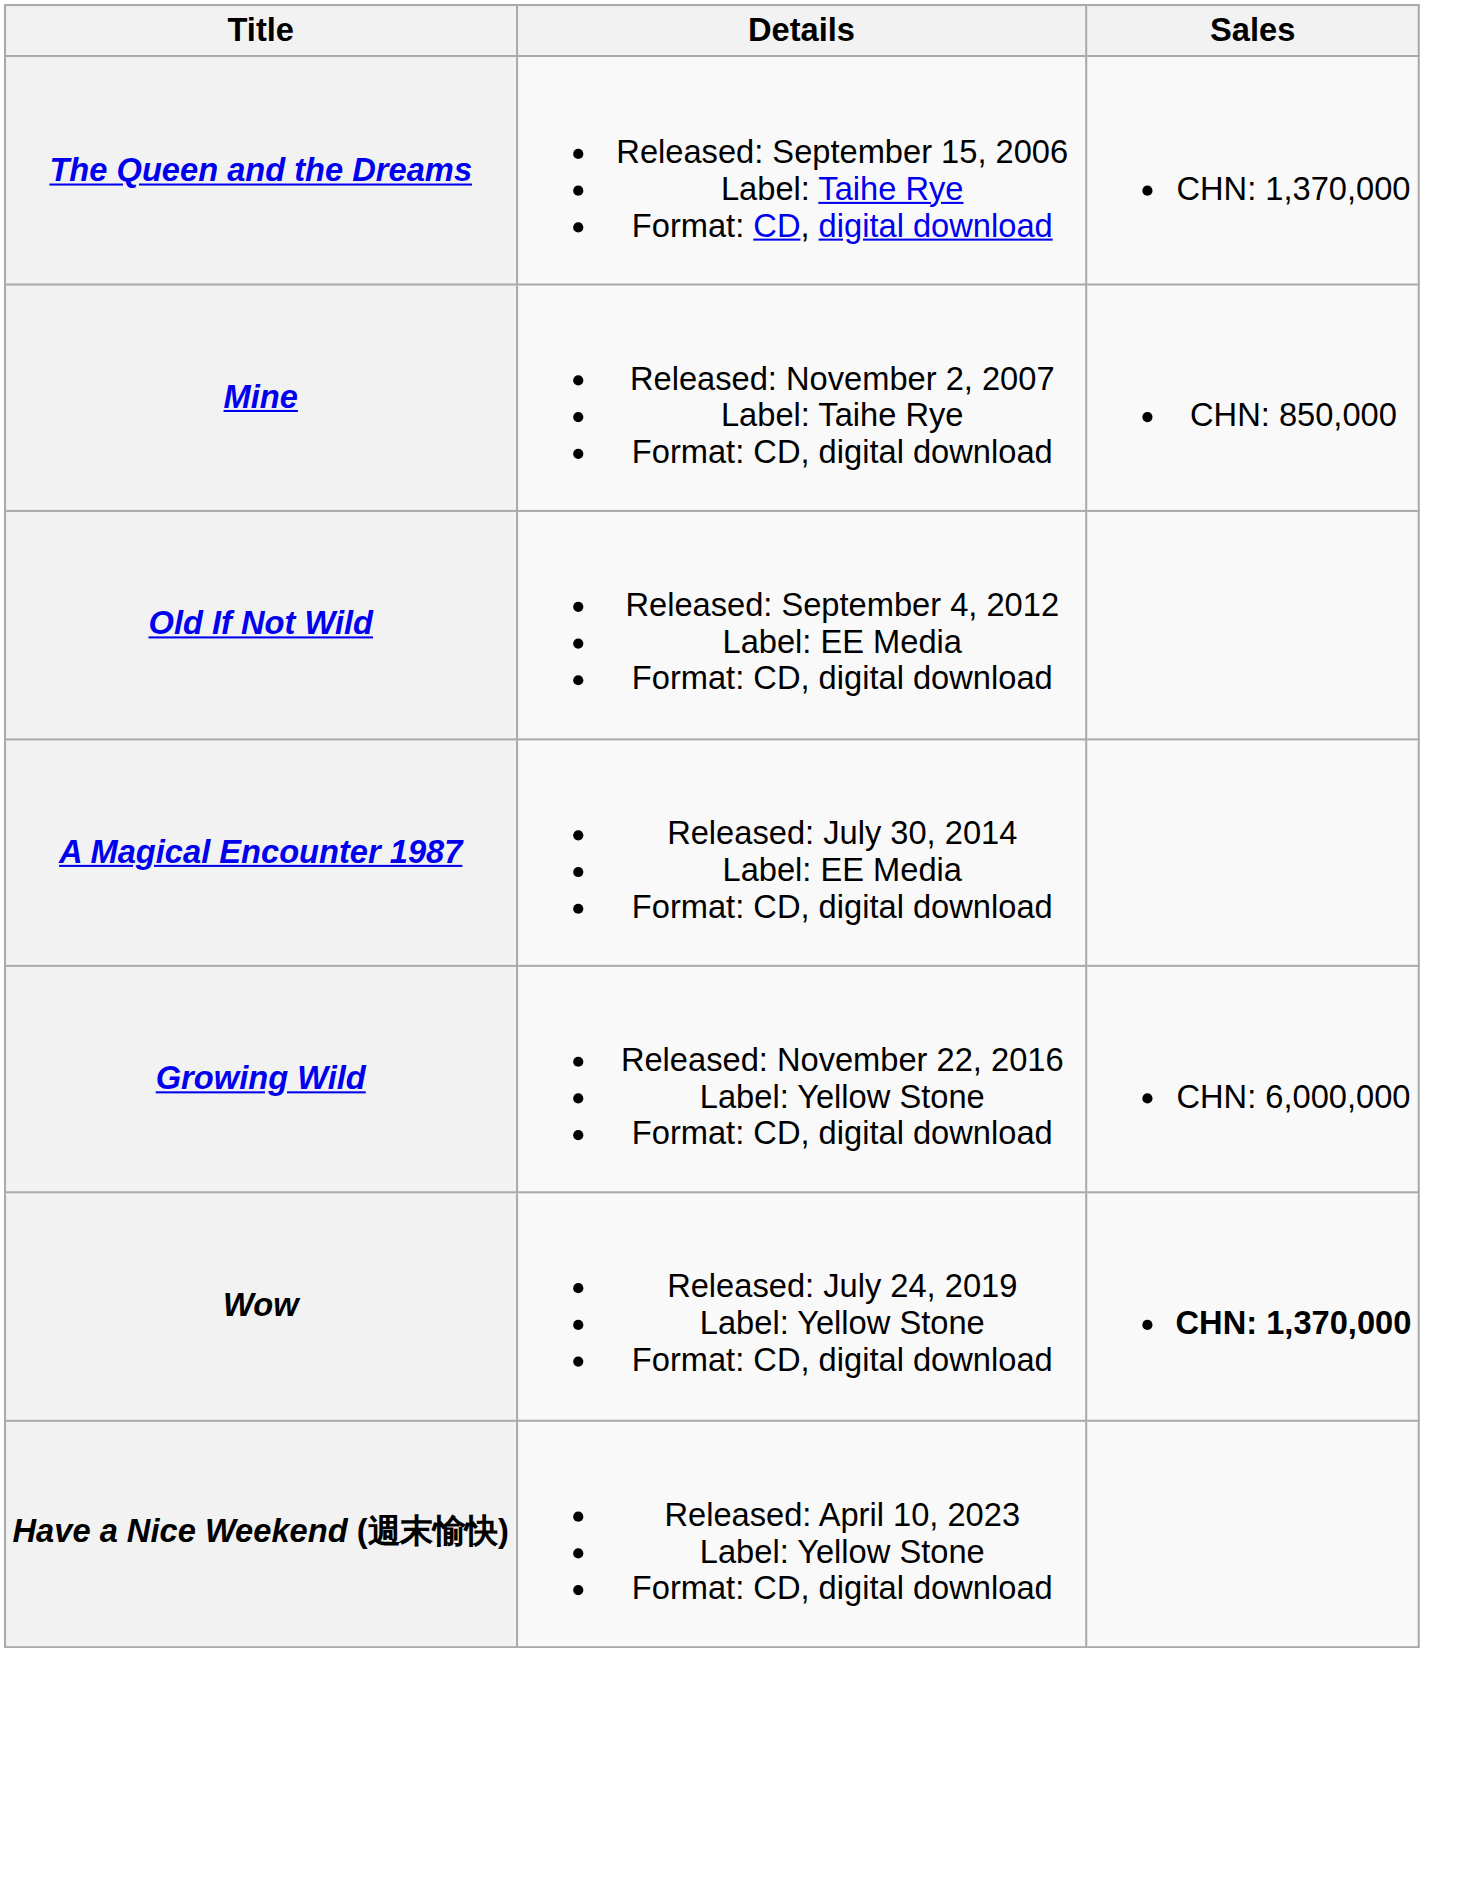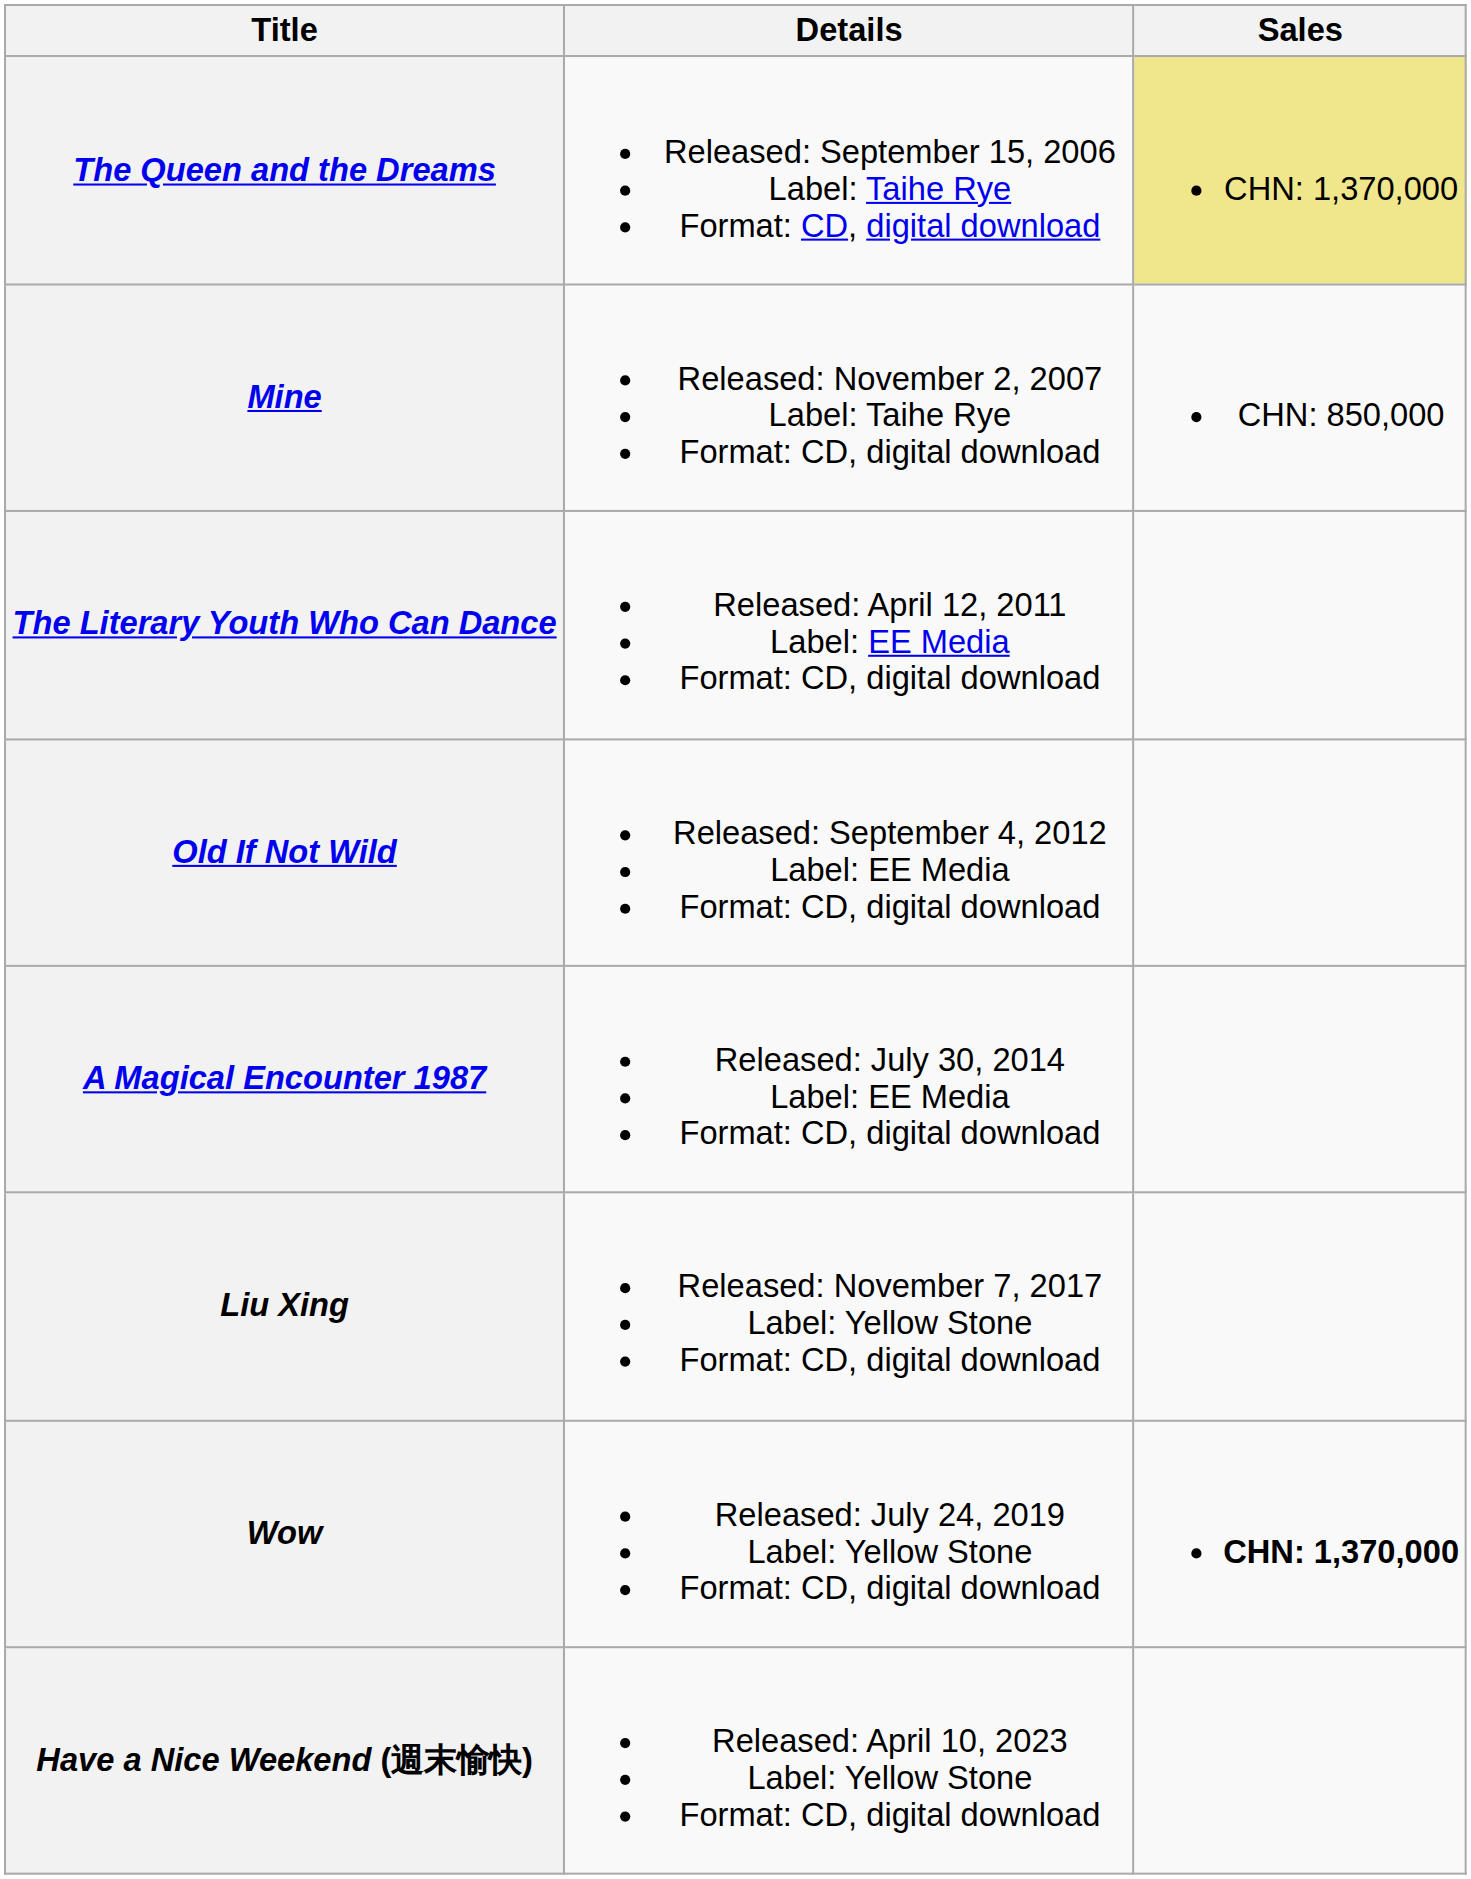(1253, 189) no background -> (1300, 189) khaki background
+ row: (285, 624)
- row: (261, 1078)
+ row: (285, 1305)
